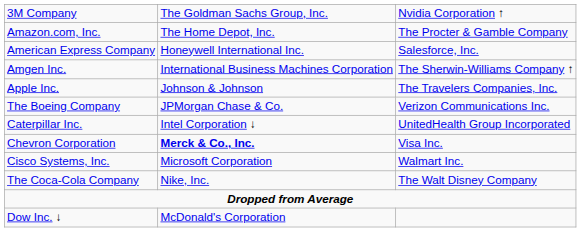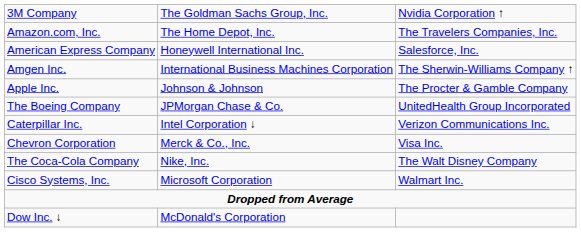(483, 32) The Procter & Gamble Company -> (478, 32) The Travelers Companies, Inc.
(478, 87) The Travelers Companies, Inc. -> (483, 87) The Procter & Gamble Company
(474, 106) Verizon Communications Inc. -> (484, 106) UnitedHealth Group Incorporated
(484, 124) UnitedHealth Group Incorporated -> (474, 124) Verizon Communications Inc.
(208, 143) bold -> (205, 143) normal
rows swapped: (58, 161) <-> (73, 180)
